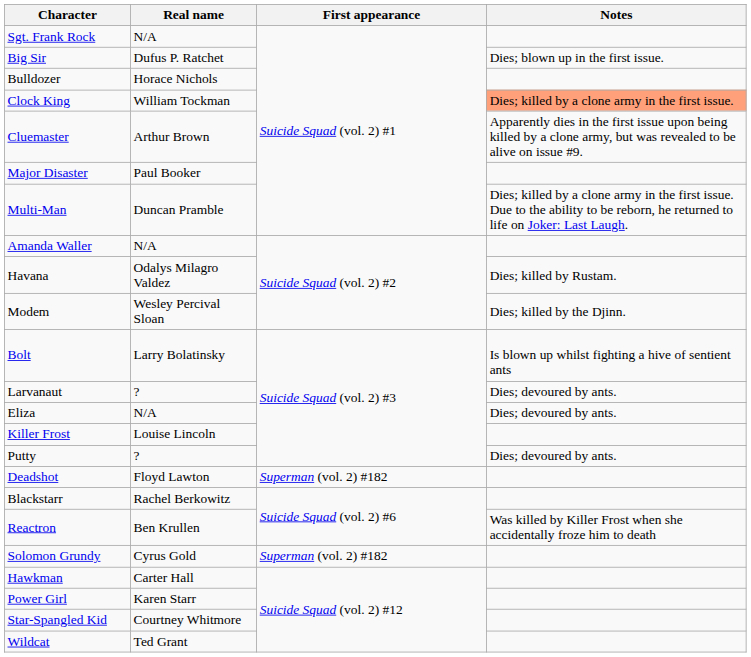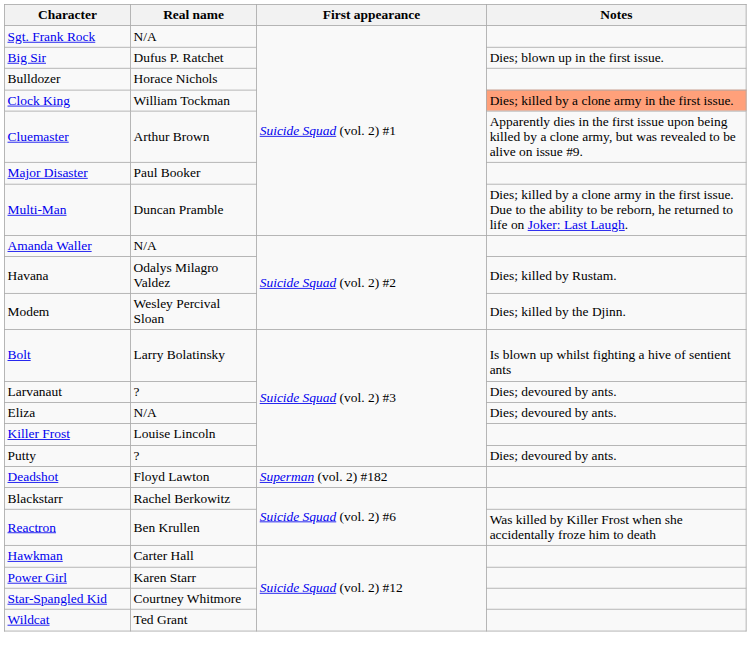- row: (54, 556)
